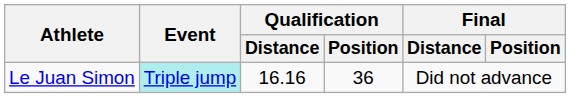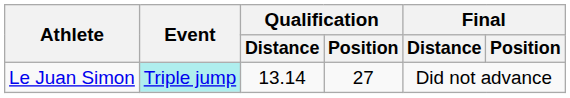(282, 78) 16.16 -> (282, 78) 13.14
(363, 78) 36 -> (363, 78) 27
